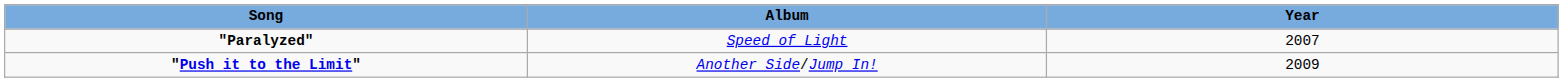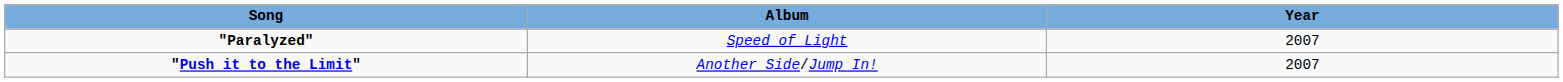(1302, 65) 2009 -> (1302, 65) 2007
